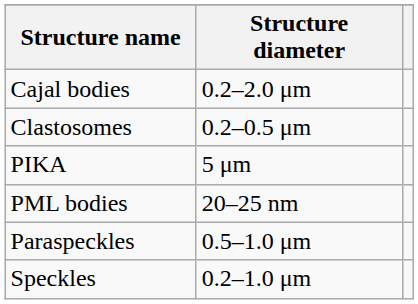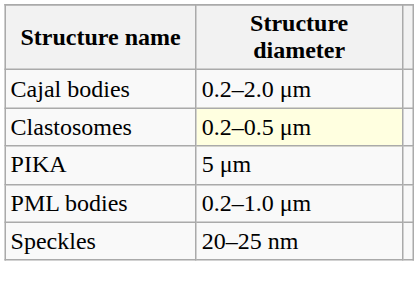(256, 126) no background -> (256, 126) lightyellow background
(250, 202) 20–25 nm -> (256, 202) 0.2–1.0 μm
- row: (73, 240)
(256, 278) 0.2–1.0 μm -> (250, 240) 20–25 nm
